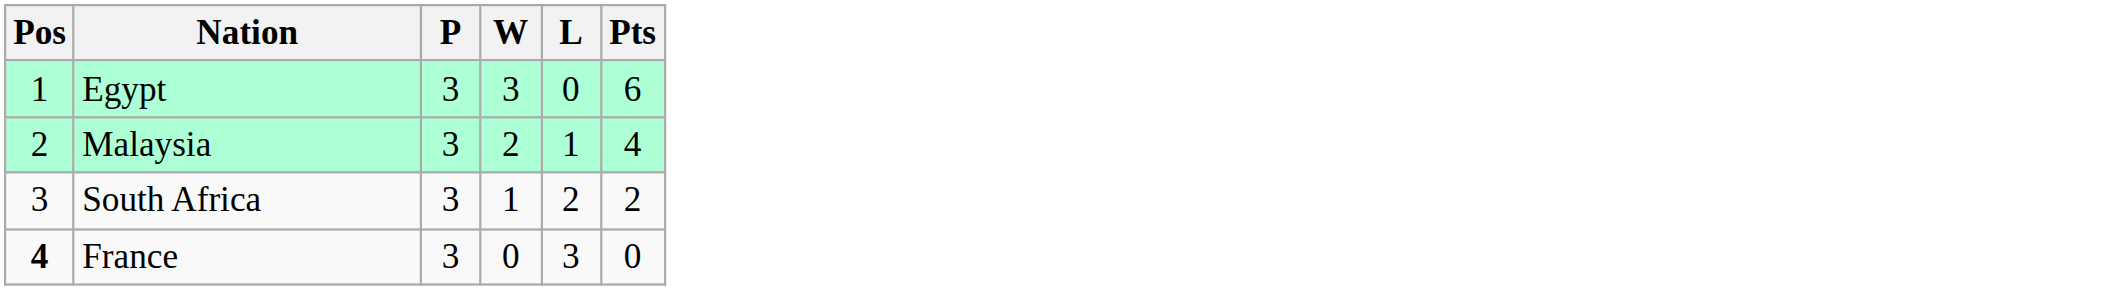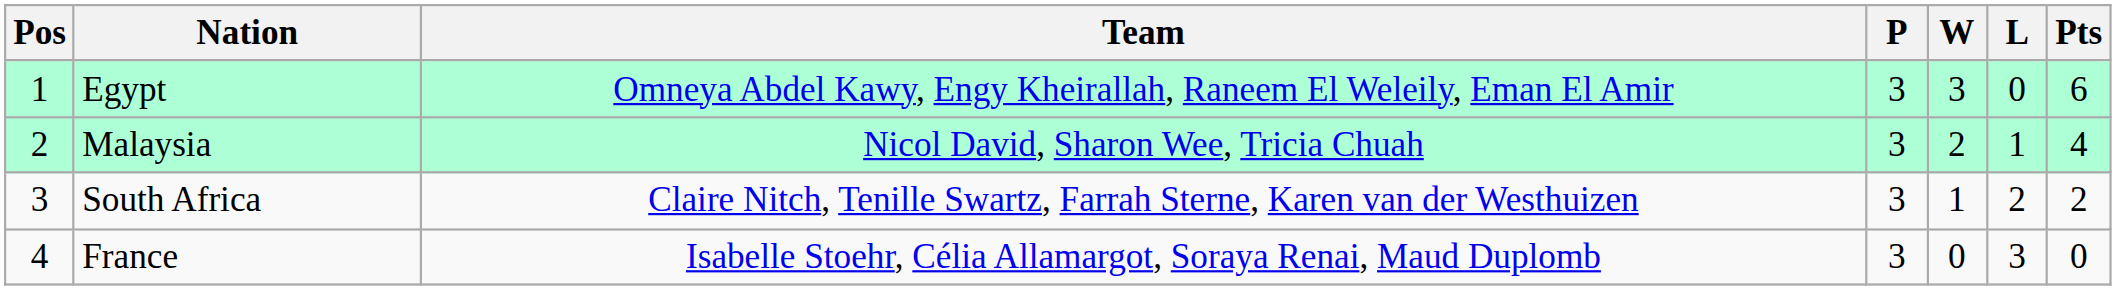+ column: (1143, 32)
(40, 255) bold -> (40, 255) normal
